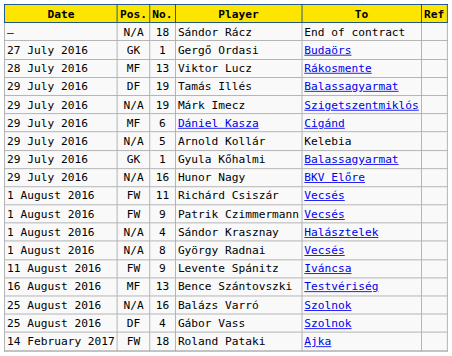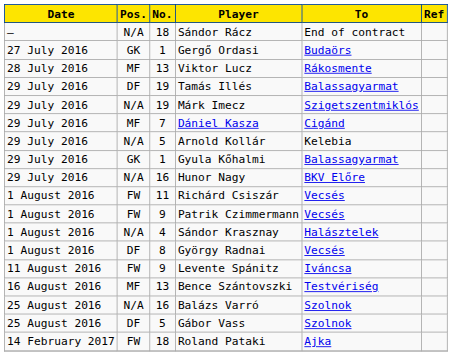(162, 123) 6 -> (162, 123) 7
(134, 250) N/A -> (134, 250) DF
(162, 323) 4 -> (162, 323) 5
